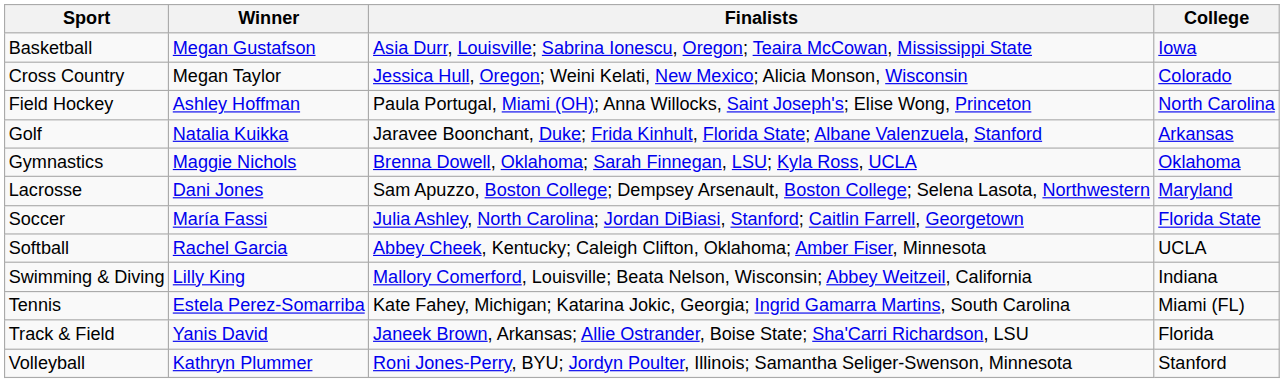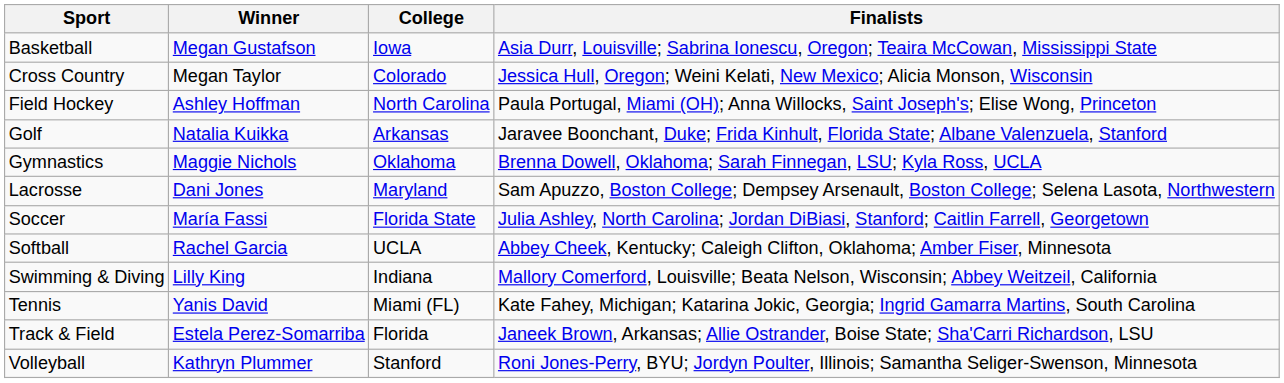columns swapped: (1217, 18) <-> (761, 18)
(269, 305) Estela Perez-Somarriba -> (220, 305) Yanis David
(220, 334) Yanis David -> (269, 334) Estela Perez-Somarriba
